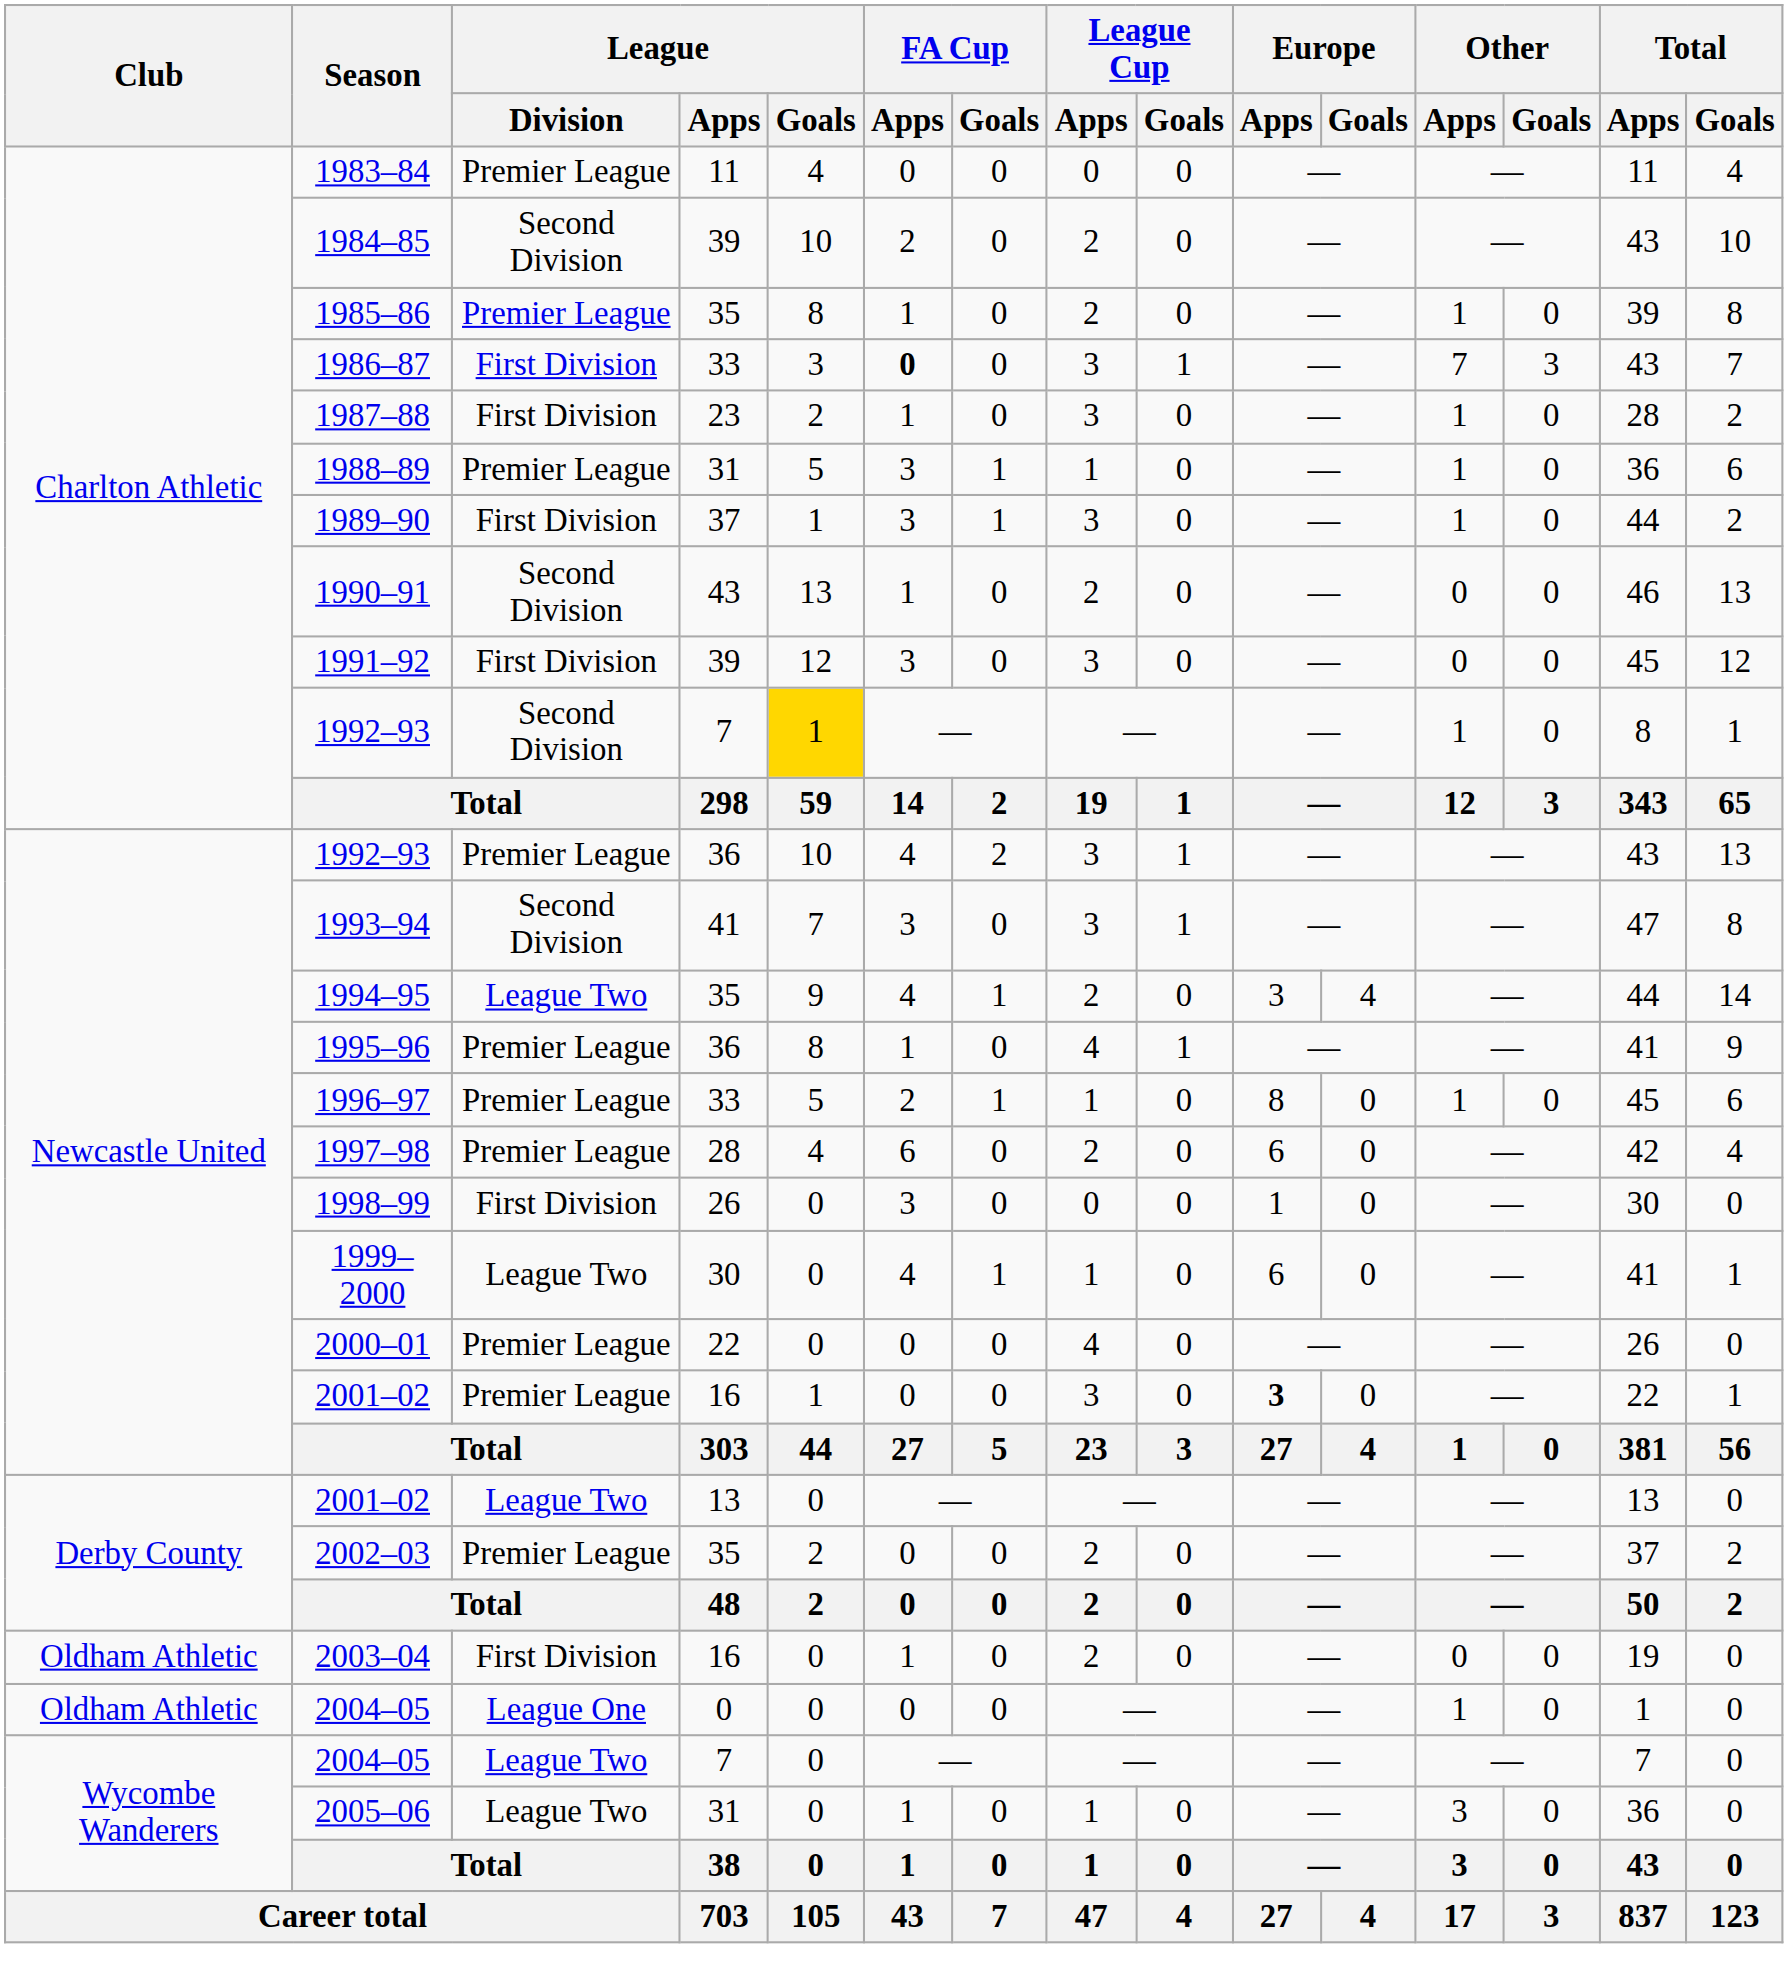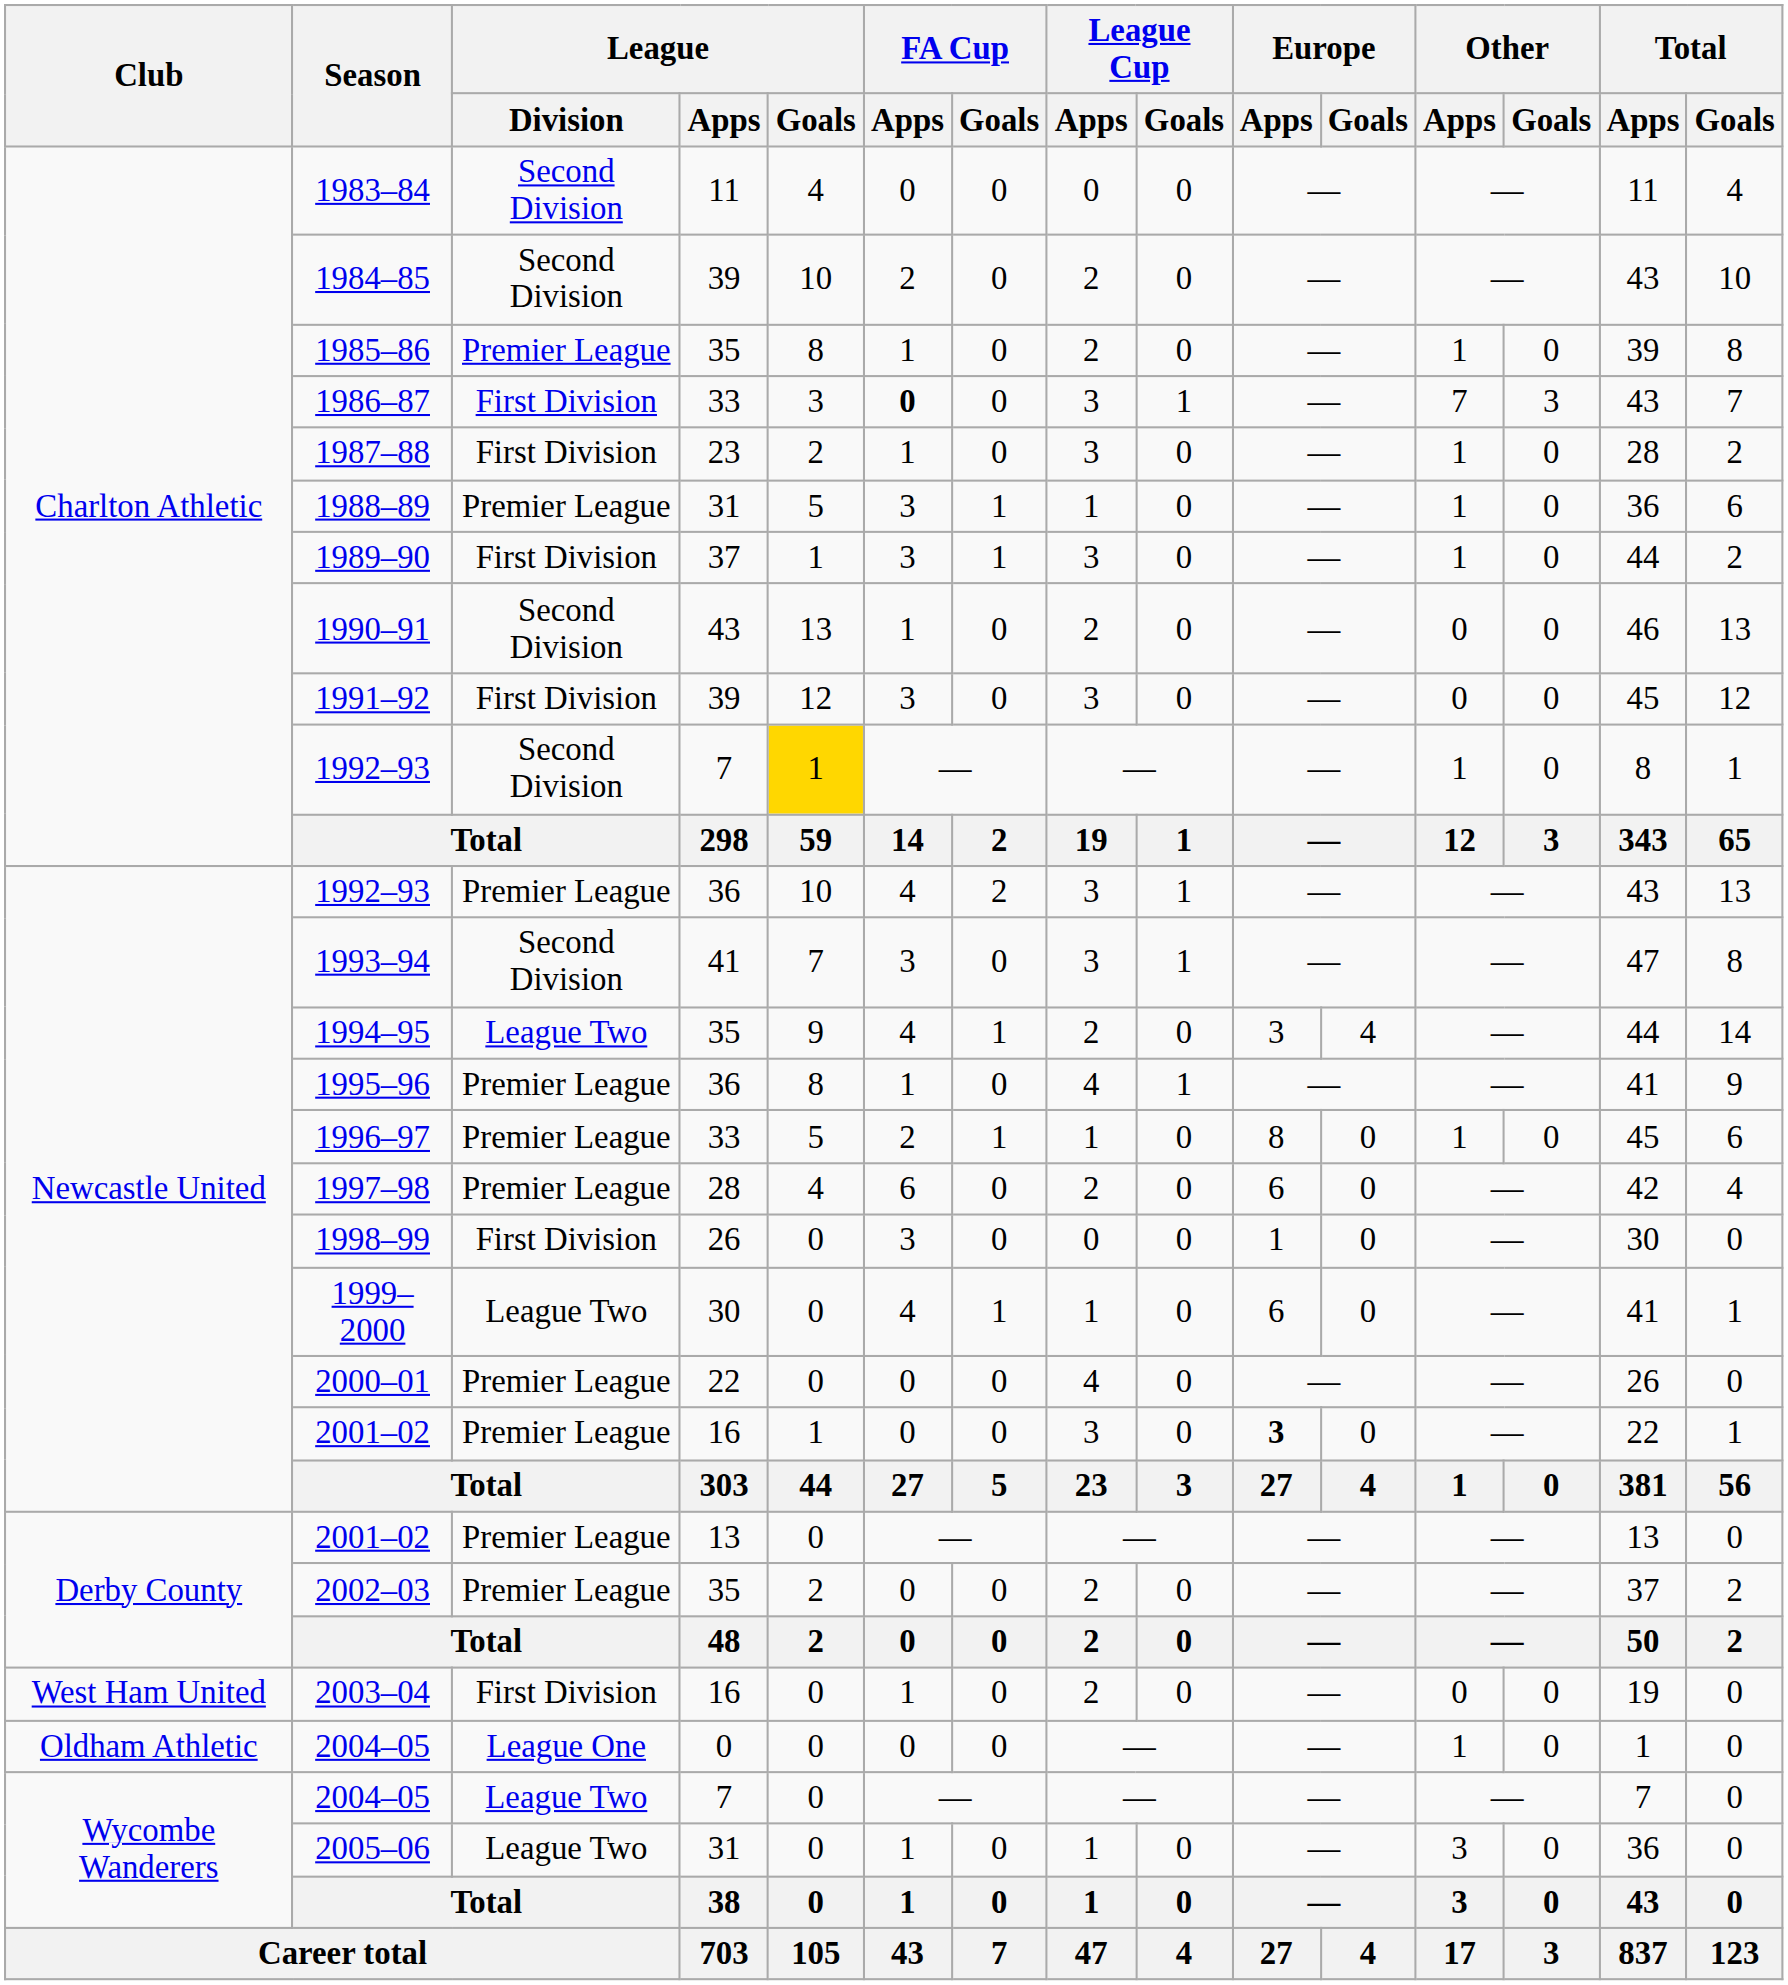(566, 171) Premier League -> (566, 189) Second Division
(566, 1500) League Two -> (566, 1537) Premier League
(149, 1656) Oldham Athletic -> (149, 1693) West Ham United
